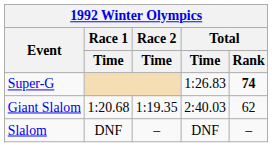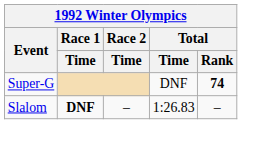(205, 84) 1:26.83 -> (174, 84) DNF
- row: (44, 107)
(108, 130) normal -> (80, 107) bold
(205, 130) DNF -> (174, 107) 1:26.83
